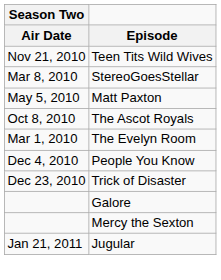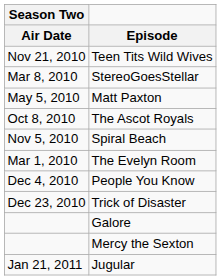+ row: (129, 139)
